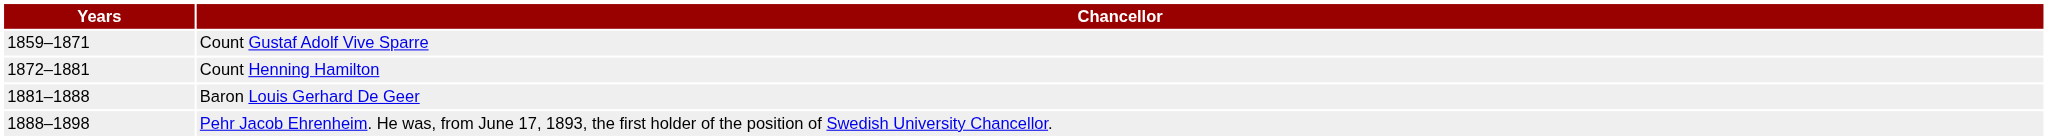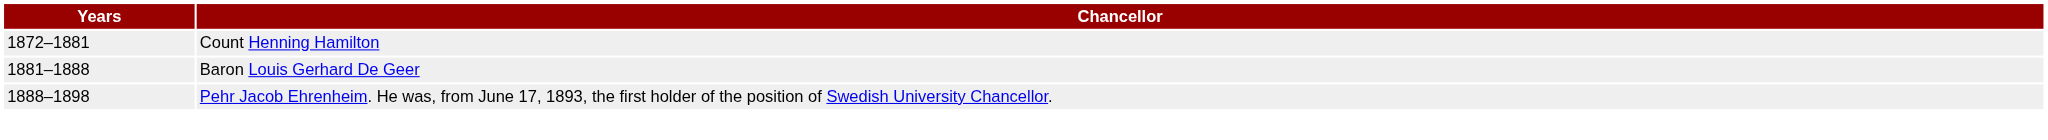- row: (314, 43)
